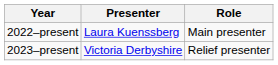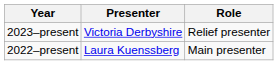rows swapped: (43, 32) <-> (43, 50)
